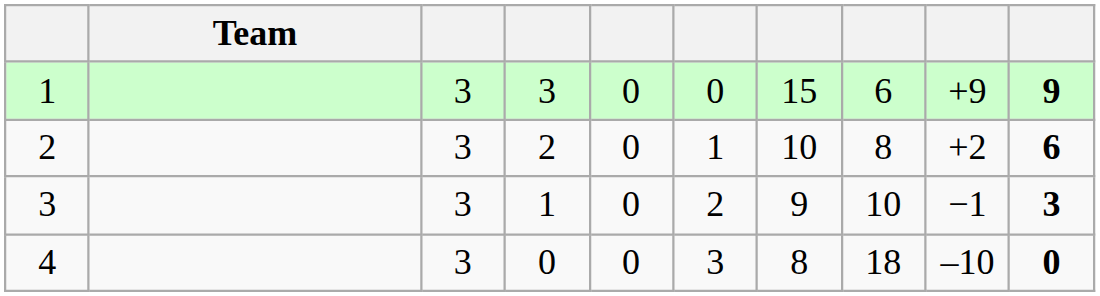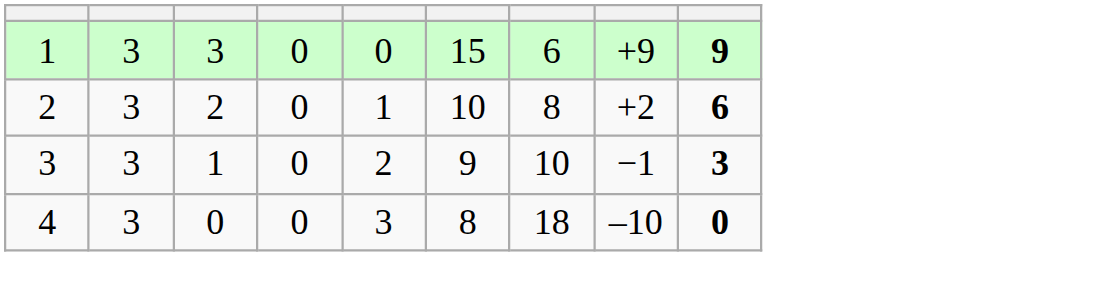- column: (255, 33)
